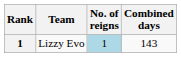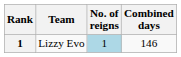(149, 43) 143 -> (149, 43) 146
